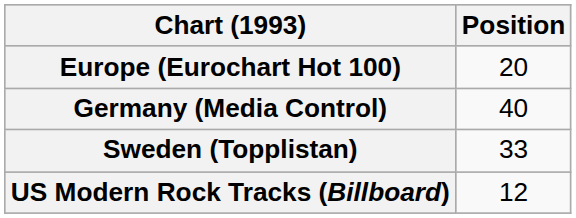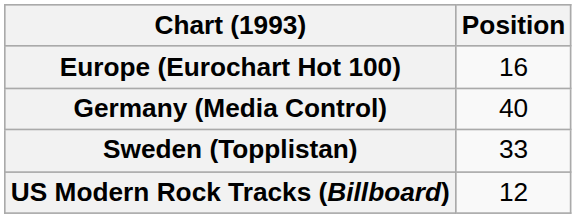(514, 66) 20 -> (514, 66) 16
